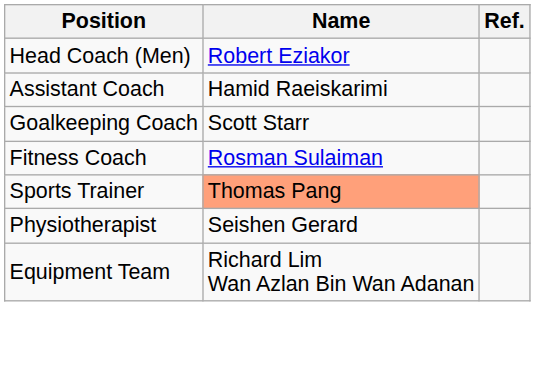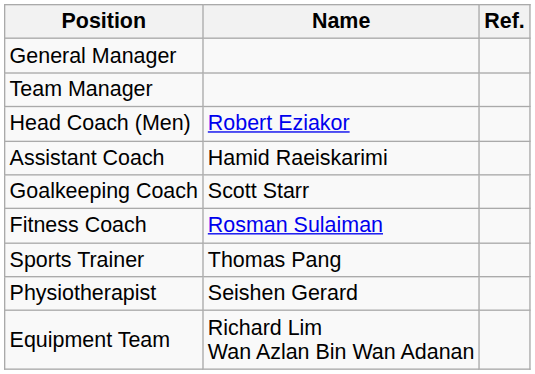+ row: (93, 55)
+ row: (81, 89)
(275, 191) lightsalmon background -> (275, 259) no background
